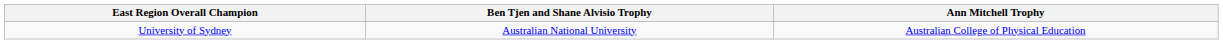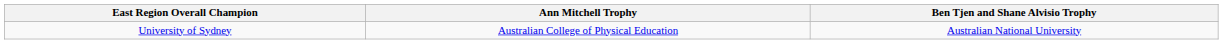columns swapped: (995, 13) <-> (569, 13)
